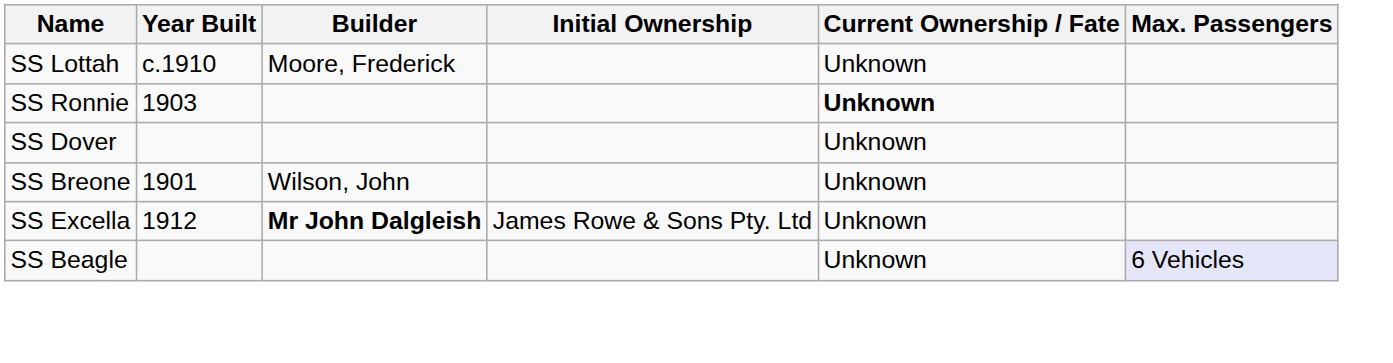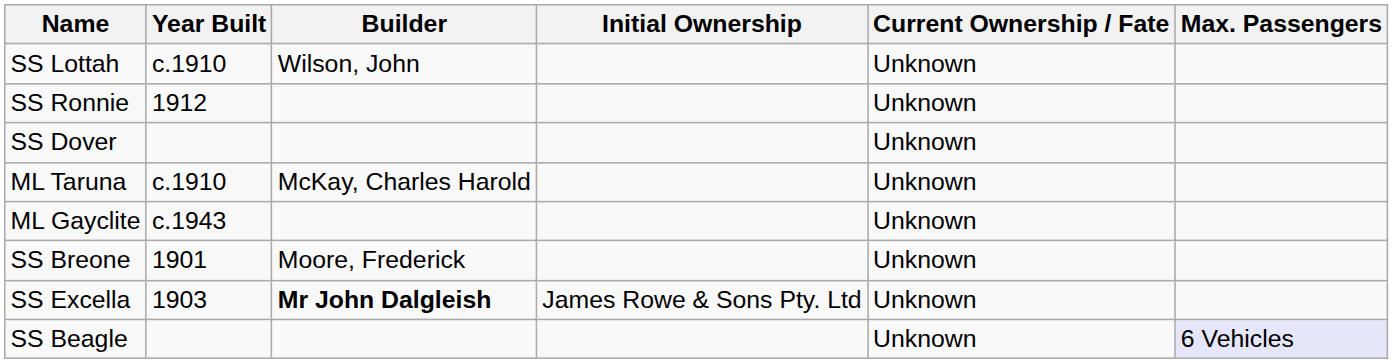(361, 63) Moore, Frederick -> (349, 63) Wilson, John
(169, 102) 1903 -> (180, 102) 1912
(879, 102) bold -> (925, 102) normal
+ row: (68, 181)
+ row: (75, 220)
(339, 181) Wilson, John -> (371, 260) Moore, Frederick
(169, 220) 1912 -> (180, 299) 1903
